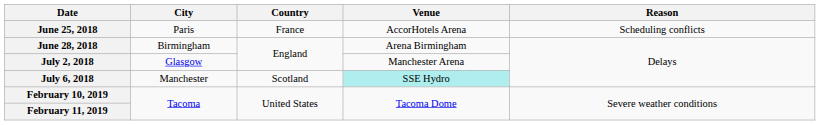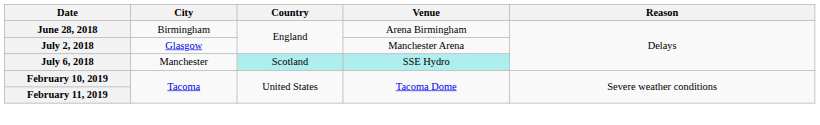- row: (67, 29)
(290, 78) no background -> (290, 62) paleturquoise background
